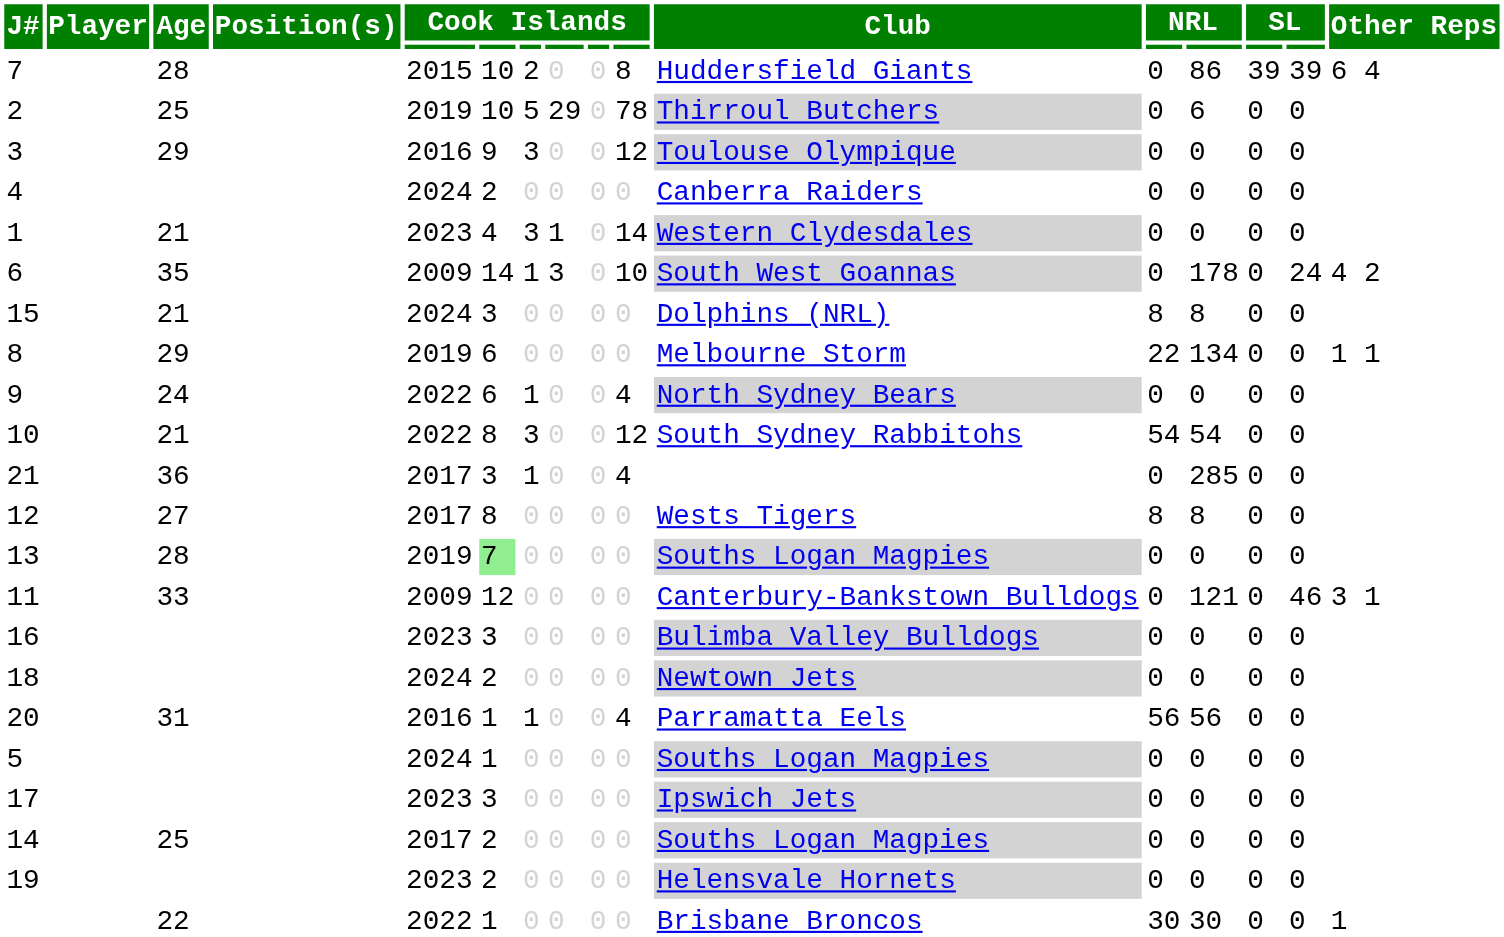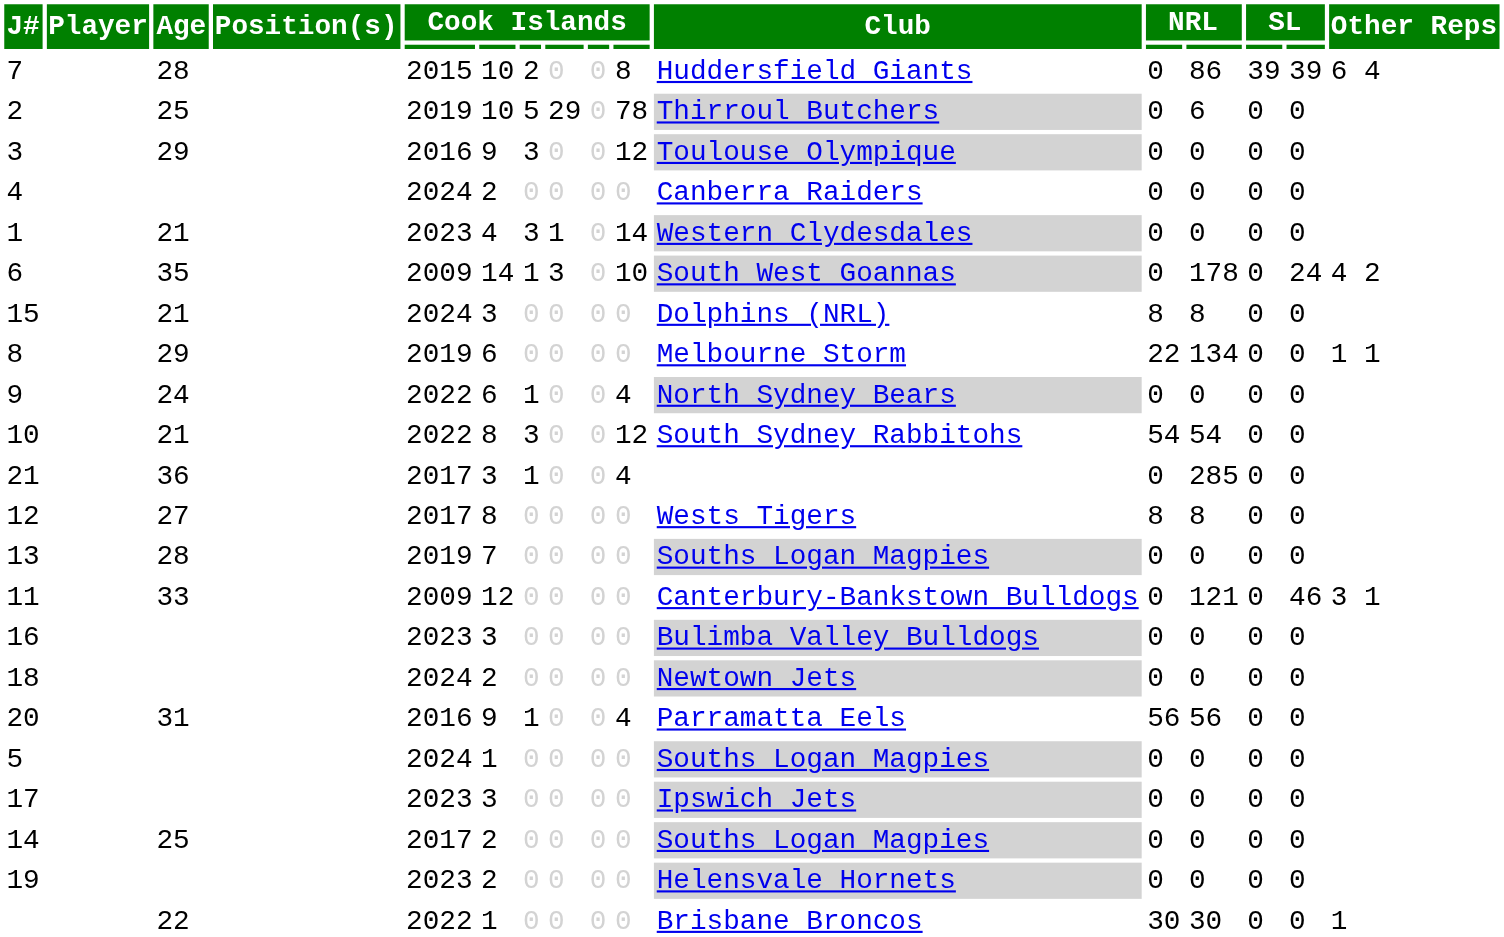(489, 557) lightgreen background -> (489, 557) no background
(489, 719) 1 -> (489, 719) 9
